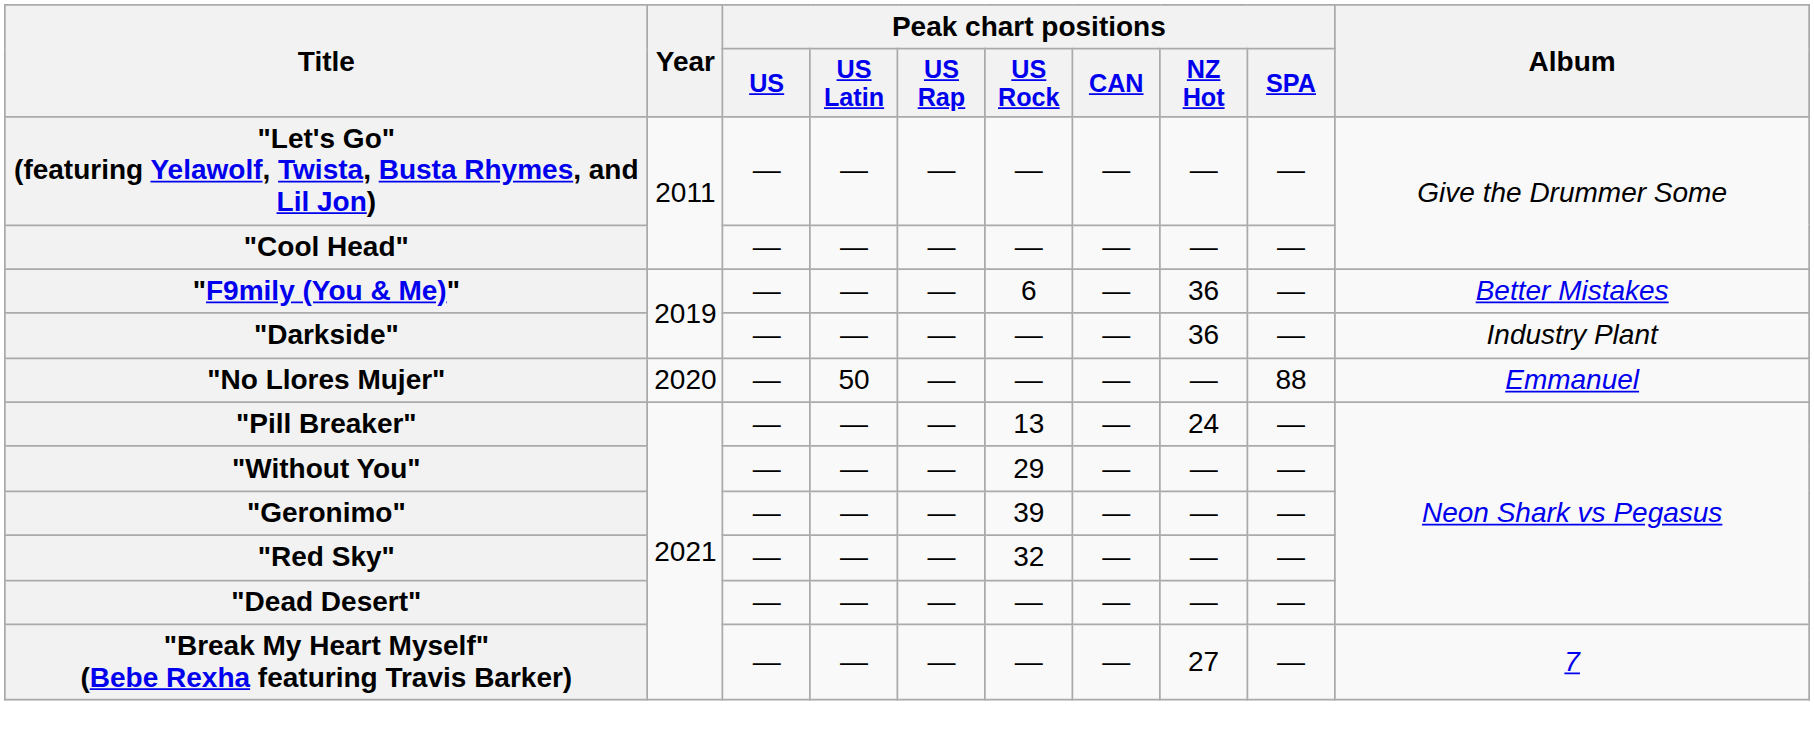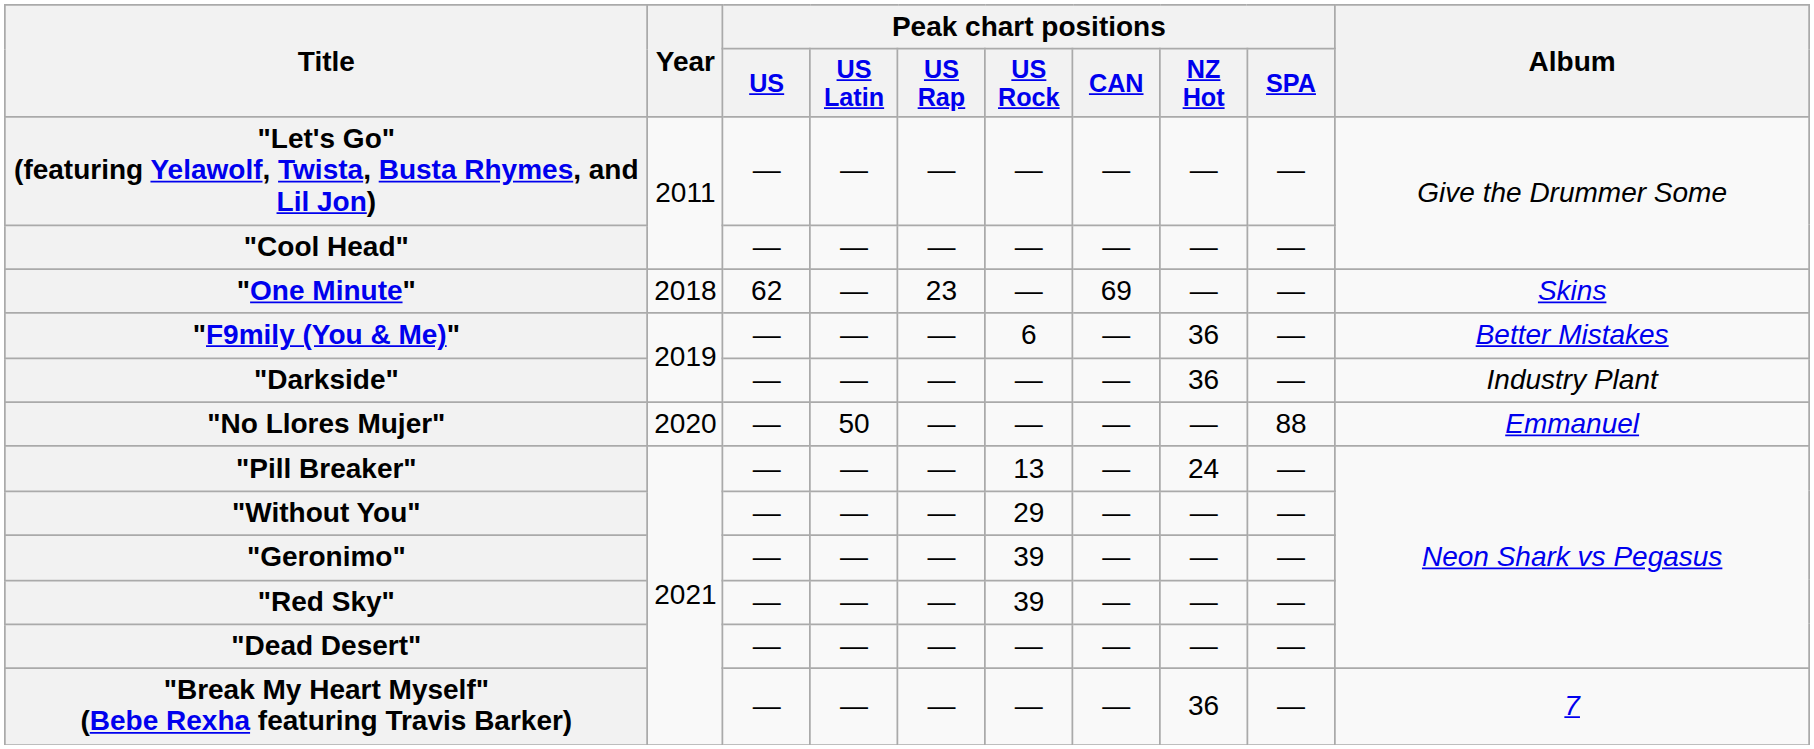+ row: (326, 290)
(1029, 557) 32 -> (1029, 601) 39
(1204, 661) 27 -> (1204, 706) 36
